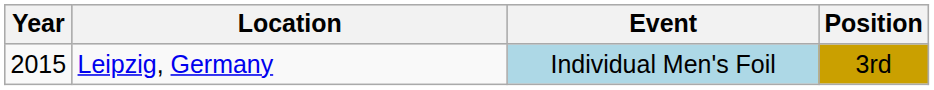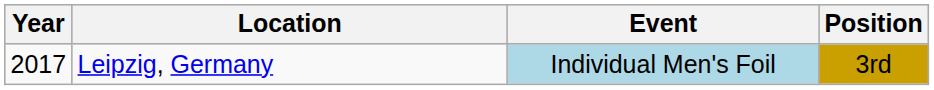(38, 63) 2015 -> (38, 63) 2017
